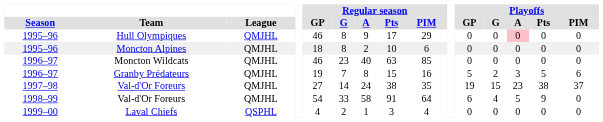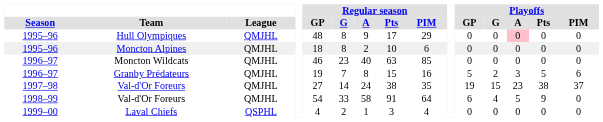(318, 35) 46 -> (318, 35) 48
